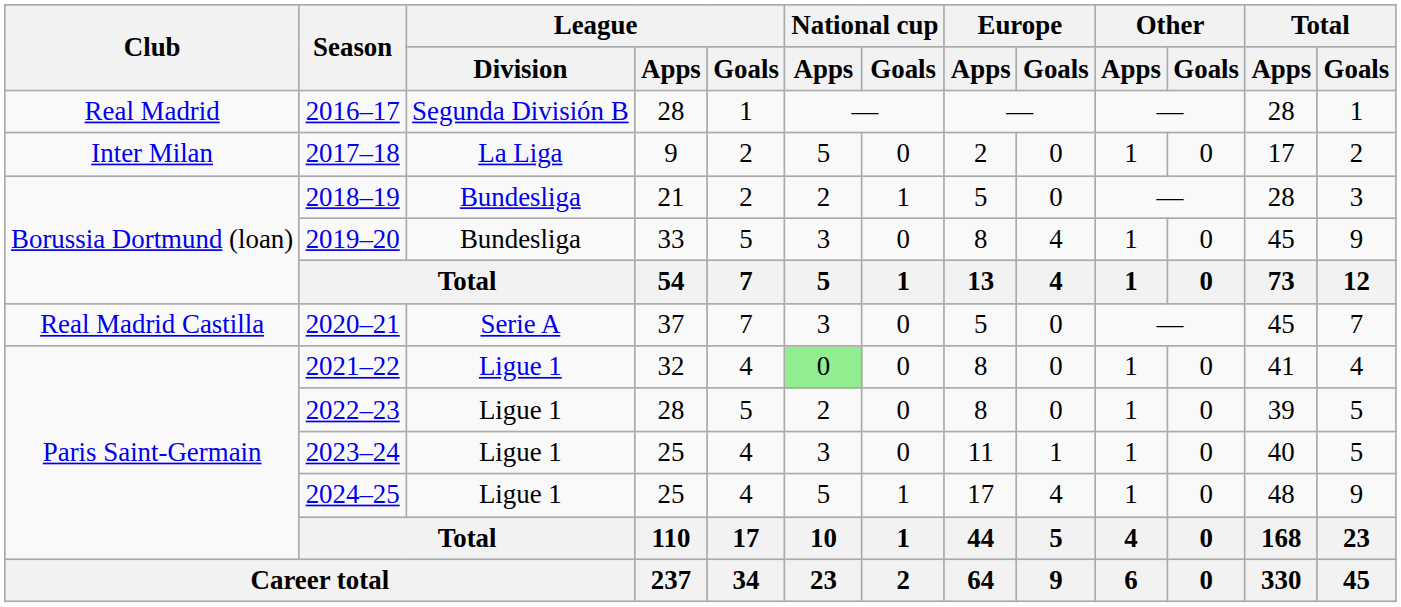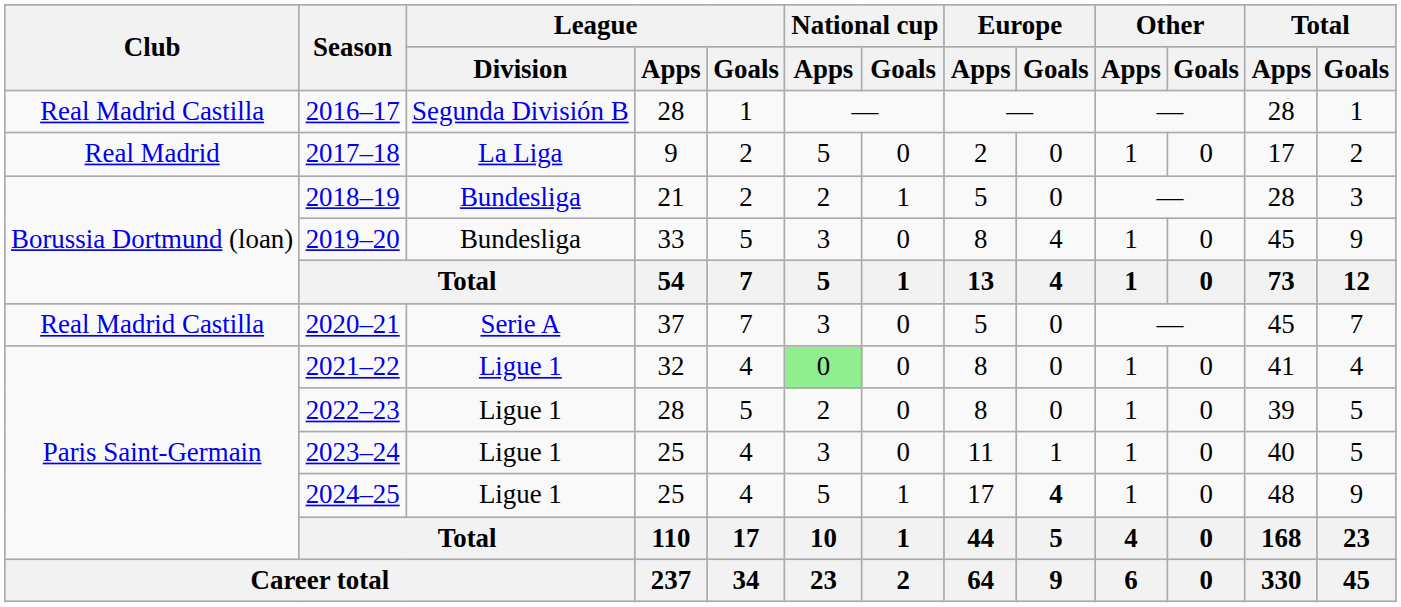(152, 111) Real Madrid -> (152, 111) Real Madrid Castilla
(152, 153) Inter Milan -> (152, 153) Real Madrid
(1056, 494) normal -> (1056, 494) bold
